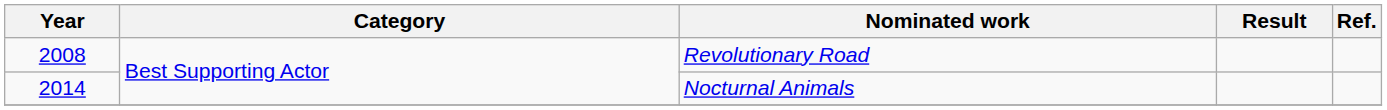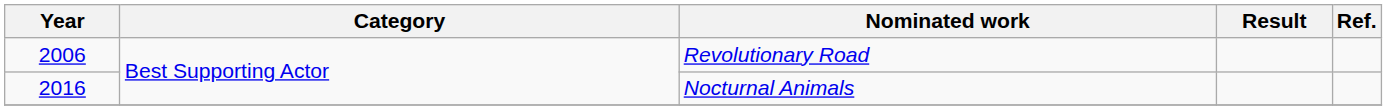(62, 54) 2008 -> (62, 54) 2006
(62, 88) 2014 -> (62, 88) 2016
